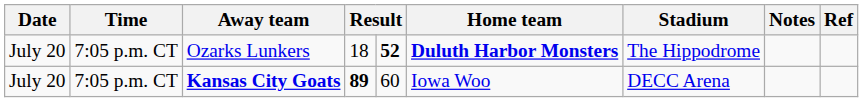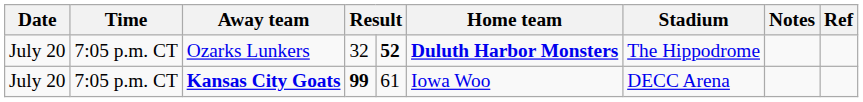(359, 50) 18 -> (359, 50) 32
(359, 81) 89 -> (359, 81) 99
(390, 81) 60 -> (390, 81) 61
